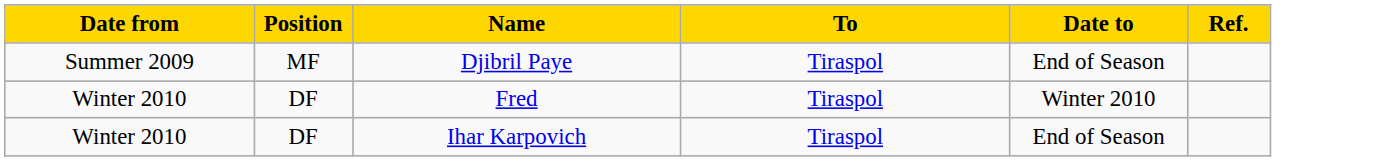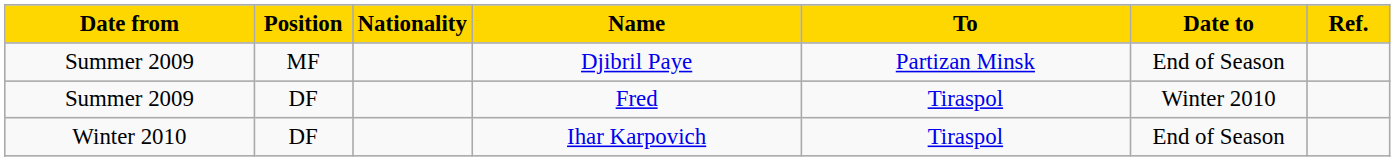+ column: (412, 23)
(845, 61) Tiraspol -> (965, 61) Partizan Minsk
(129, 99) Winter 2010 -> (129, 99) Summer 2009
